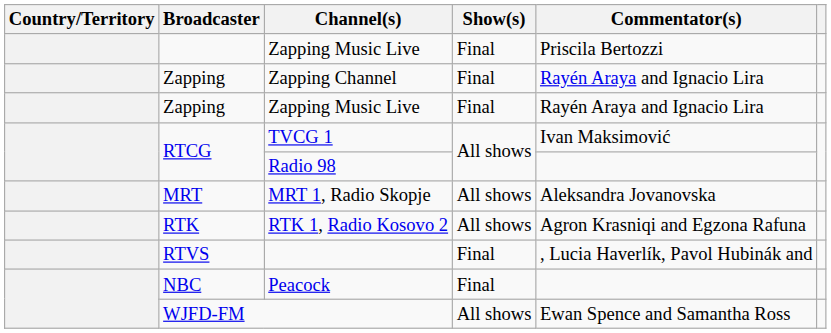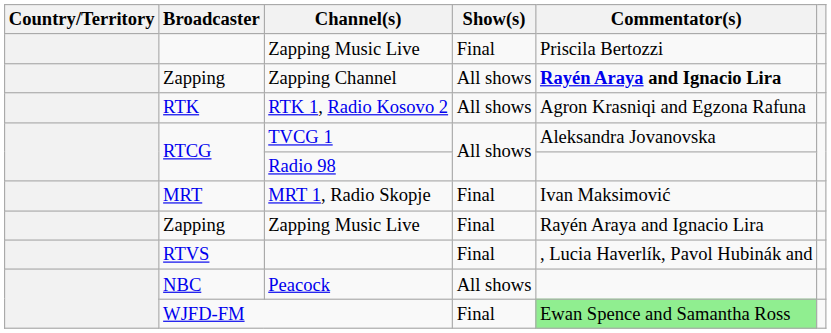(476, 78) Final -> (494, 78) All shows
(652, 78) normal -> (661, 78) bold
rows swapped: (181, 225) <-> (194, 107)
(605, 136) Ivan Maksimović -> (628, 136) Aleksandra Jovanovska
(494, 195) All shows -> (476, 195) Final
(628, 195) Aleksandra Jovanovska -> (605, 195) Ivan Maksimović
(476, 284) Final -> (494, 284) All shows
(494, 313) All shows -> (476, 313) Final
(665, 313) no background -> (665, 313) lightgreen background
